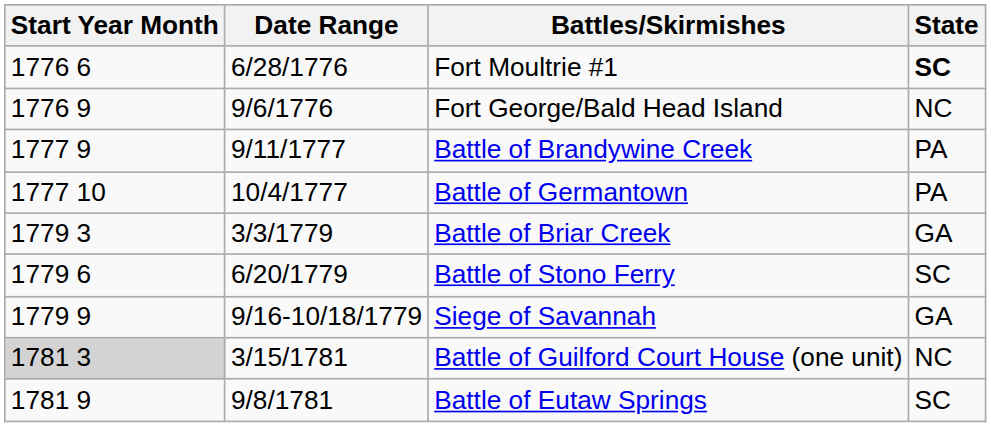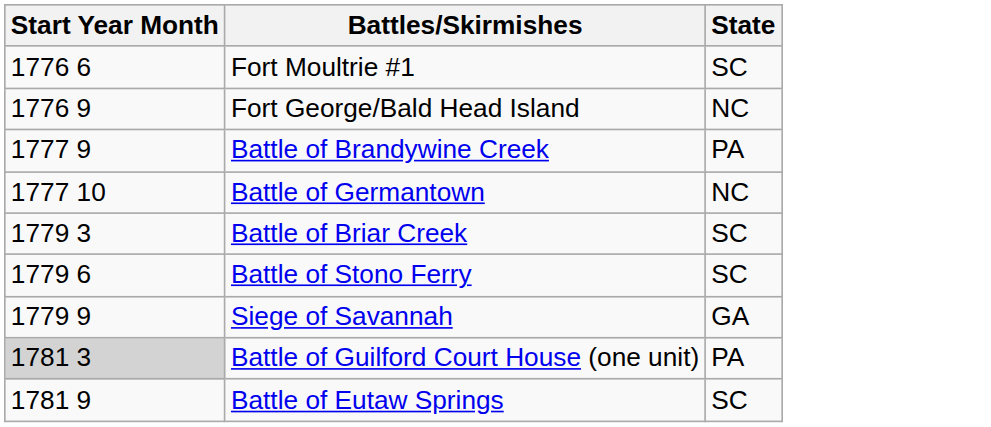- column: (327, 25)
(933, 66) bold -> (730, 66) normal
(931, 191) PA -> (730, 191) NC
(933, 233) GA -> (730, 233) SC
(933, 358) NC -> (728, 358) PA
